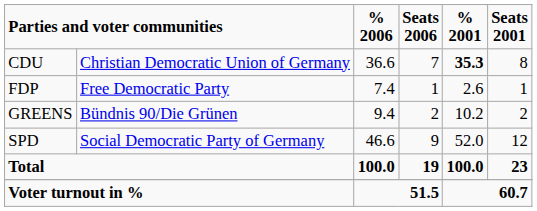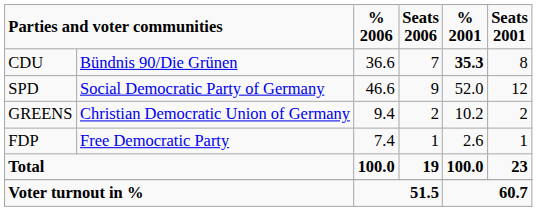(215, 62) Christian Democratic Union of Germany -> (159, 62) Bündnis 90/Die Grünen
rows swapped: (23, 140) <-> (23, 88)
(159, 114) Bündnis 90/Die Grünen -> (215, 114) Christian Democratic Union of Germany
